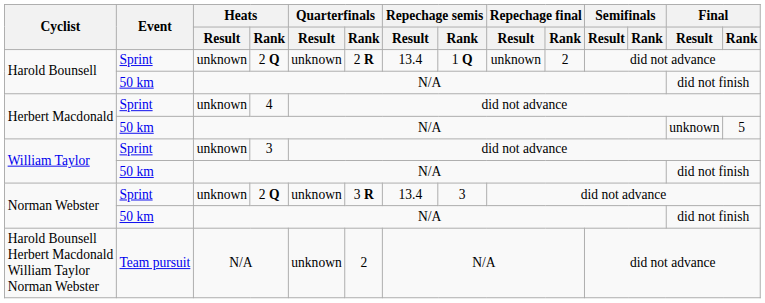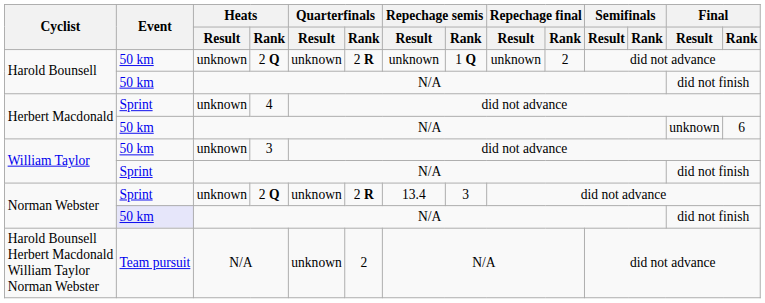(136, 60) Sprint -> (137, 60) 50 km
(410, 60) 13.4 -> (414, 60) unknown
(742, 127) 5 -> (742, 127) 6
(136, 150) Sprint -> (137, 150) 50 km
(137, 172) 50 km -> (136, 172) Sprint
(364, 194) 3 R -> (364, 194) 2 R
(137, 216) no background -> (137, 216) lavender background
